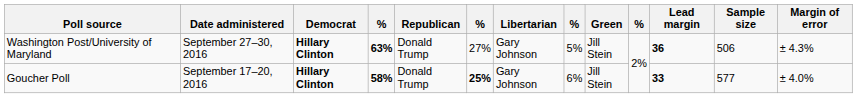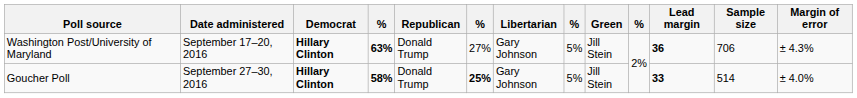(228, 48) September 27–30, 2016 -> (228, 48) September 17–20, 2016
(726, 48) 506 -> (726, 48) 706
(228, 78) September 17–20, 2016 -> (228, 78) September 27–30, 2016
(574, 78) 6% -> (574, 78) 5%
(726, 78) 577 -> (726, 78) 514
